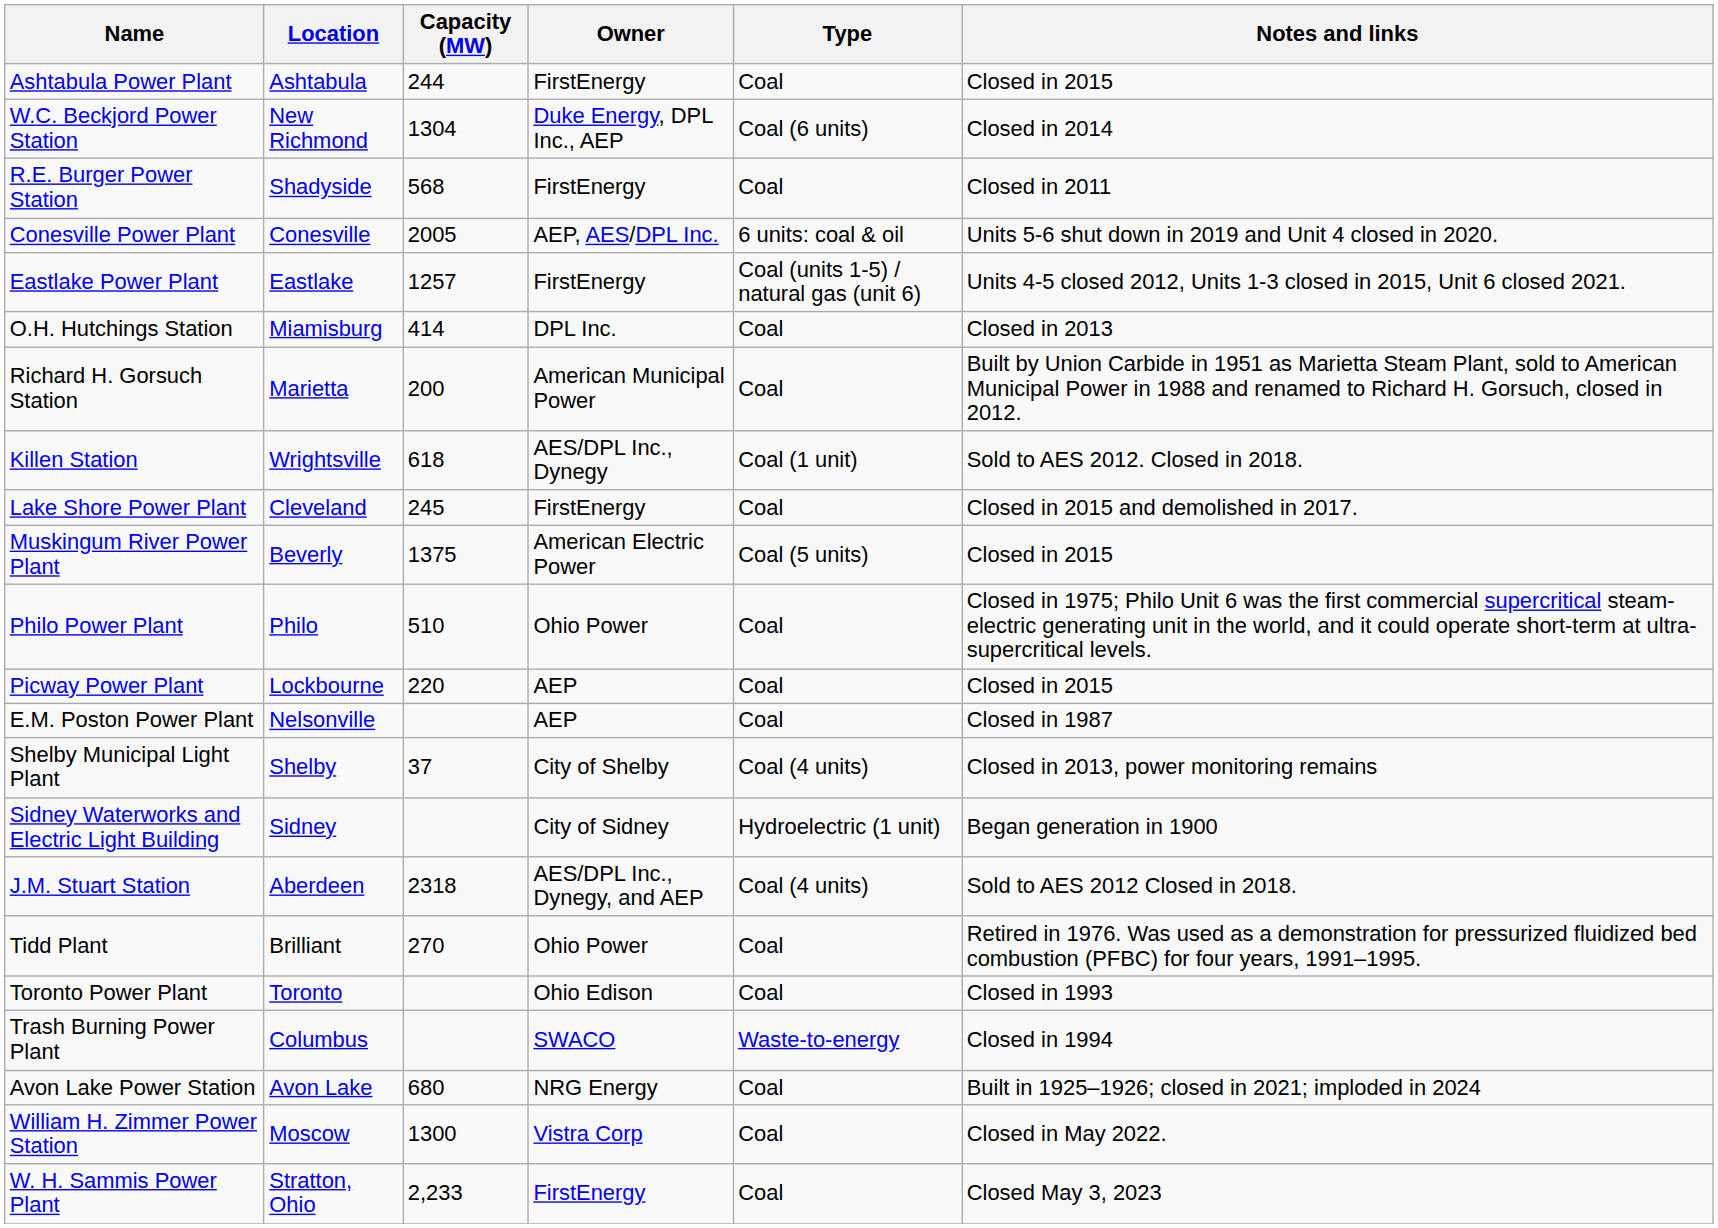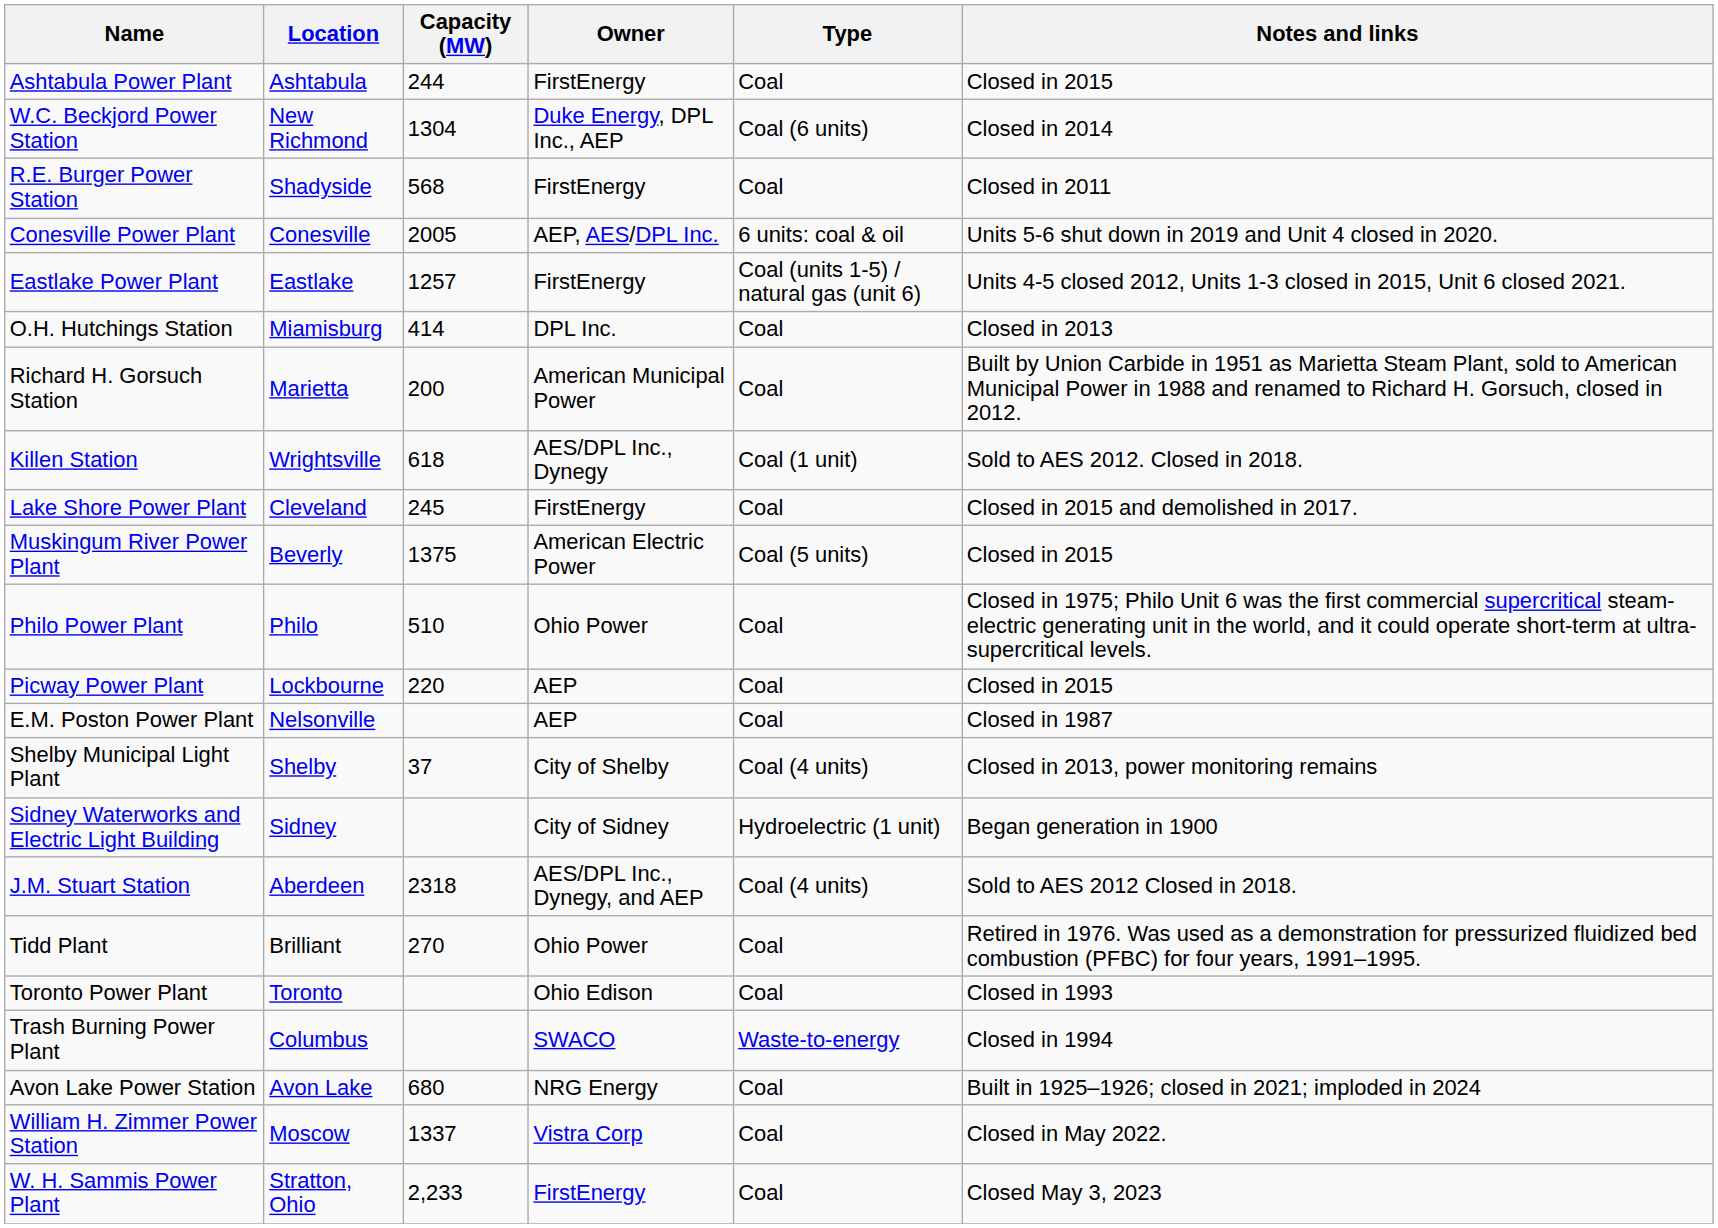(432, 1134) 1300 -> (432, 1134) 1337
